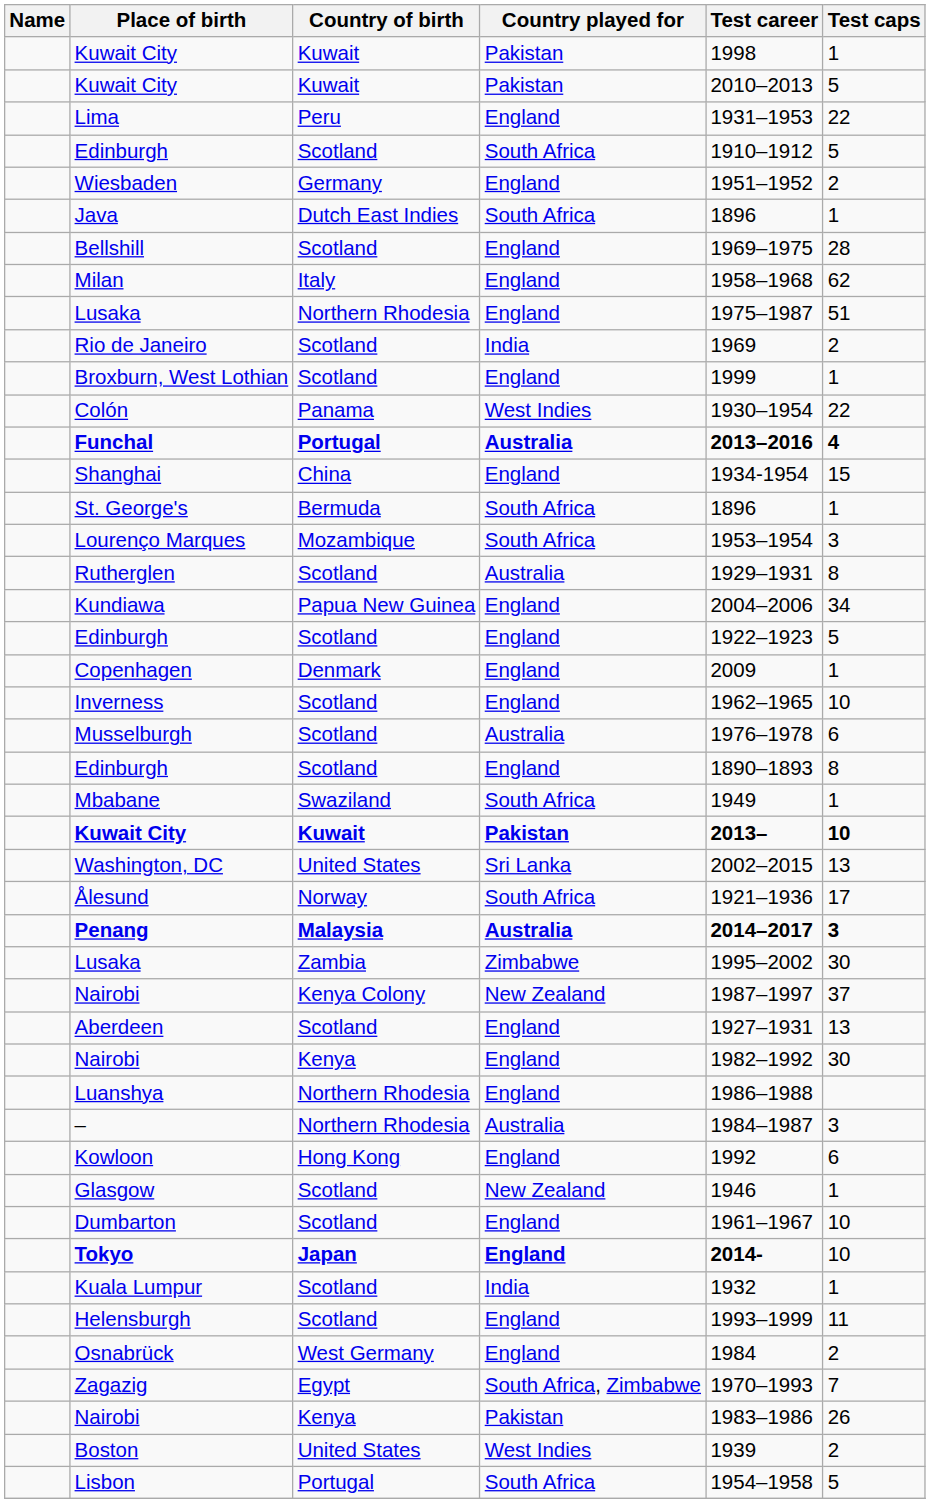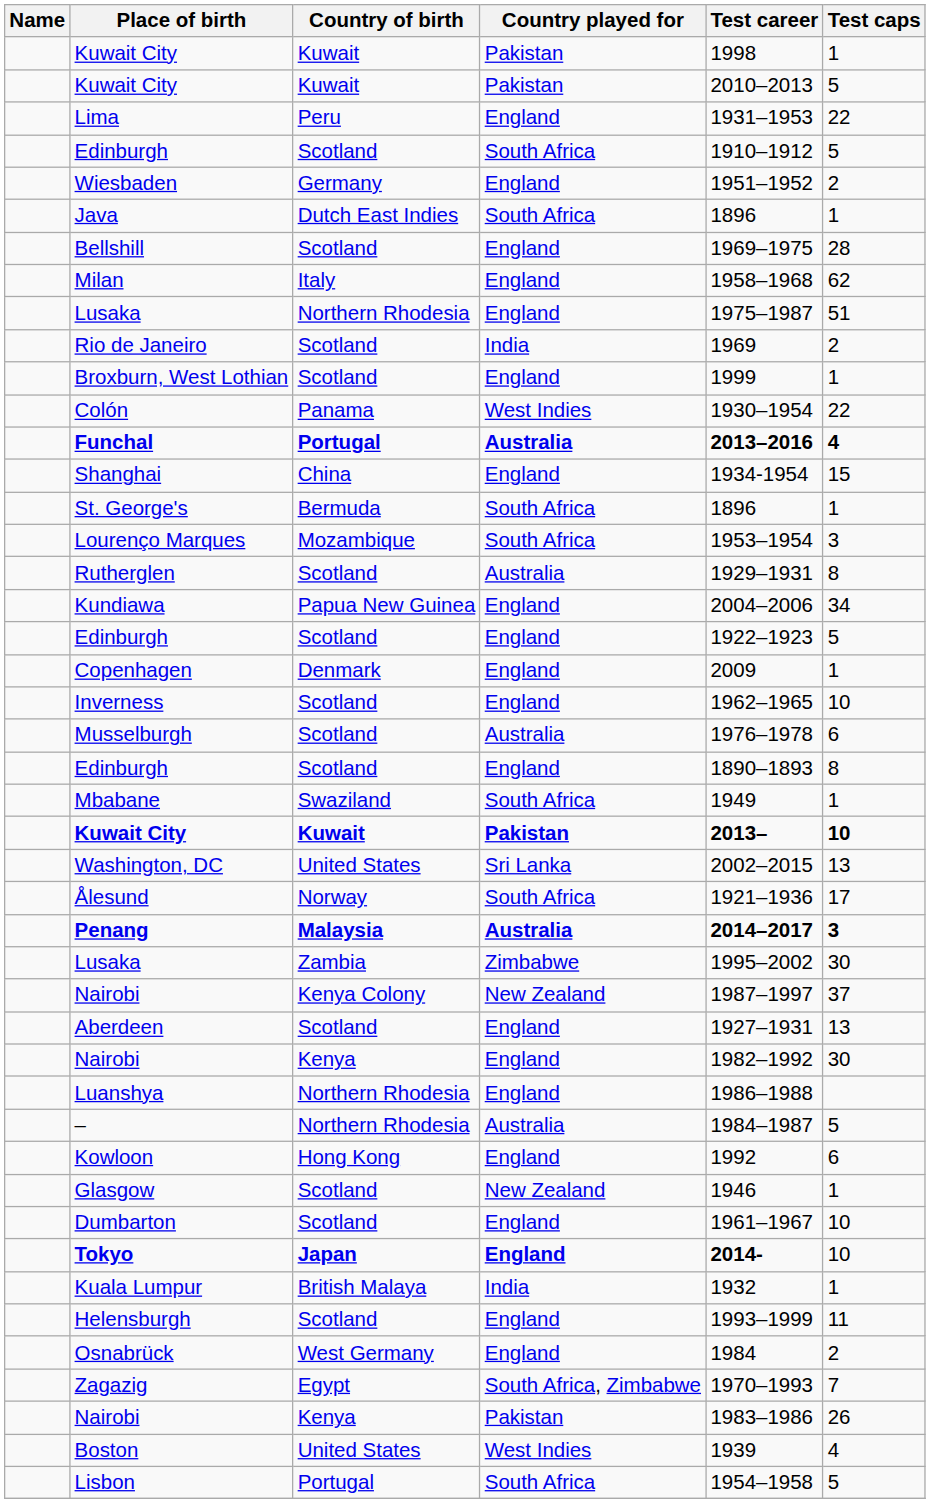(833, 1125) 3 -> (833, 1125) 5
(338, 1287) Scotland -> (362, 1287) British Malaya
(833, 1449) 2 -> (833, 1449) 4
